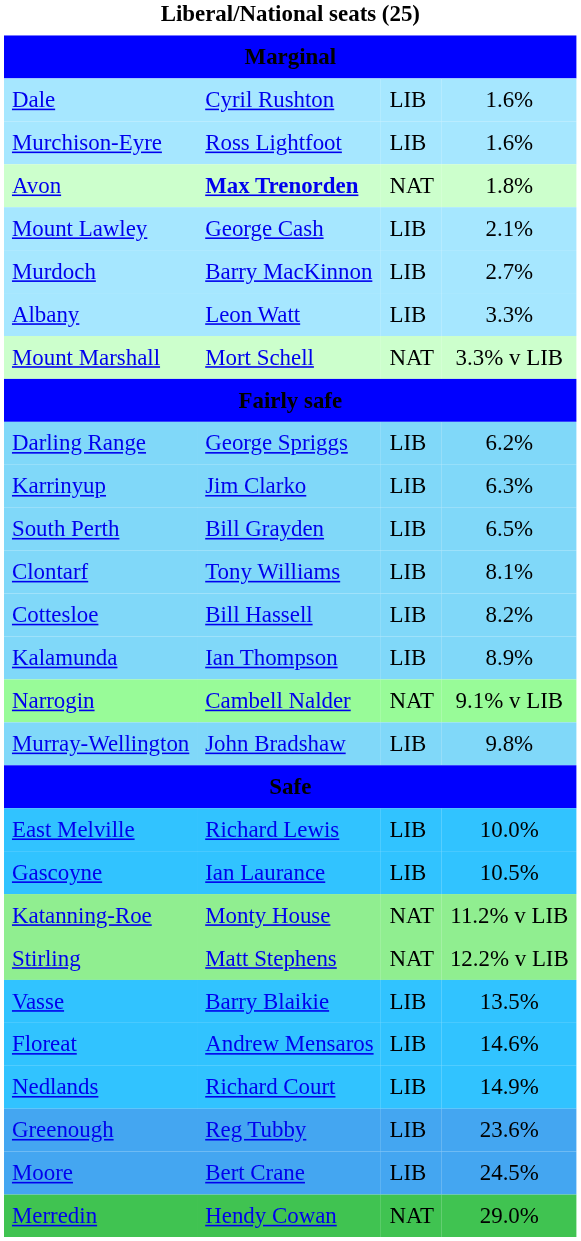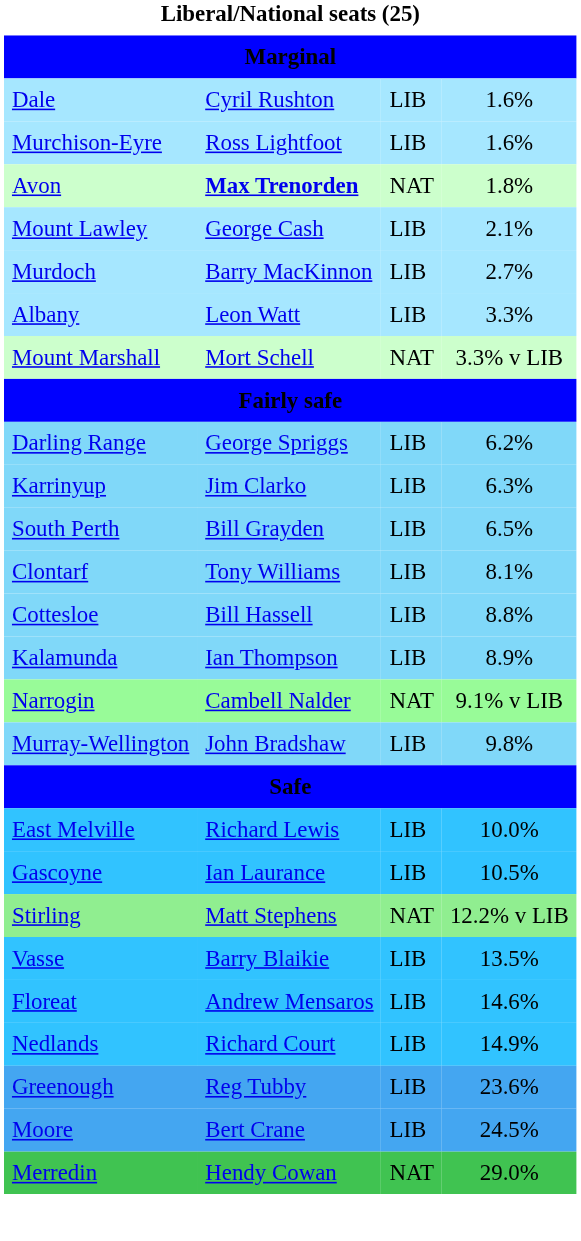(509, 614) 8.2% -> (509, 614) 8.8%
- row: (82, 914)
